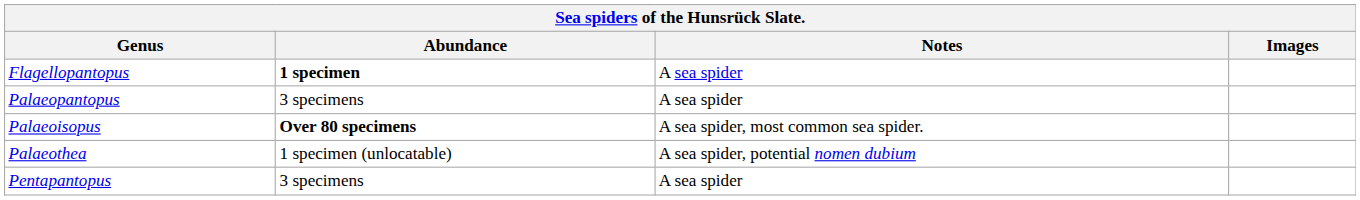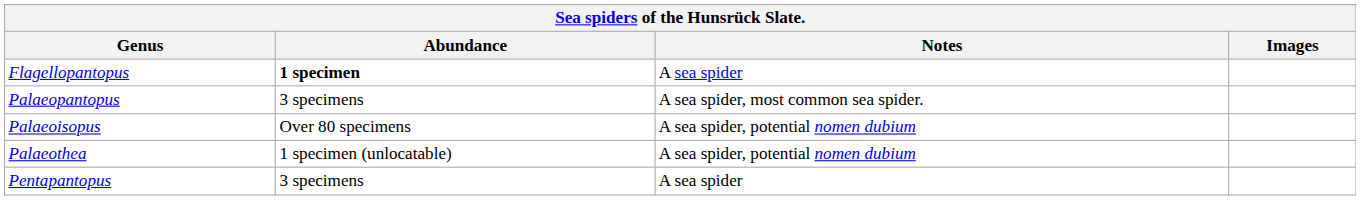(701, 99) A sea spider -> (791, 99) A sea spider, most common sea spider.
(348, 126) bold -> (345, 126) normal
(791, 126) A sea spider, most common sea spider. -> (787, 126) A sea spider, potential nomen dubium
